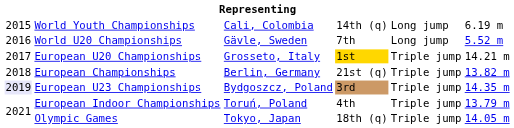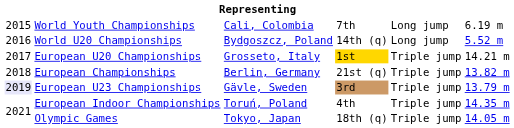(362, 25) 14th (q) -> (346, 25) 7th
(266, 41) Gävle, Sweden -> (278, 41) Bydgoszcz, Poland
(346, 41) 7th -> (362, 41) 14th (q)
(278, 88) Bydgoszcz, Poland -> (266, 88) Gävle, Sweden
(487, 88) 14.35 m -> (487, 88) 13.79 m
(487, 103) 13.79 m -> (487, 103) 14.35 m
